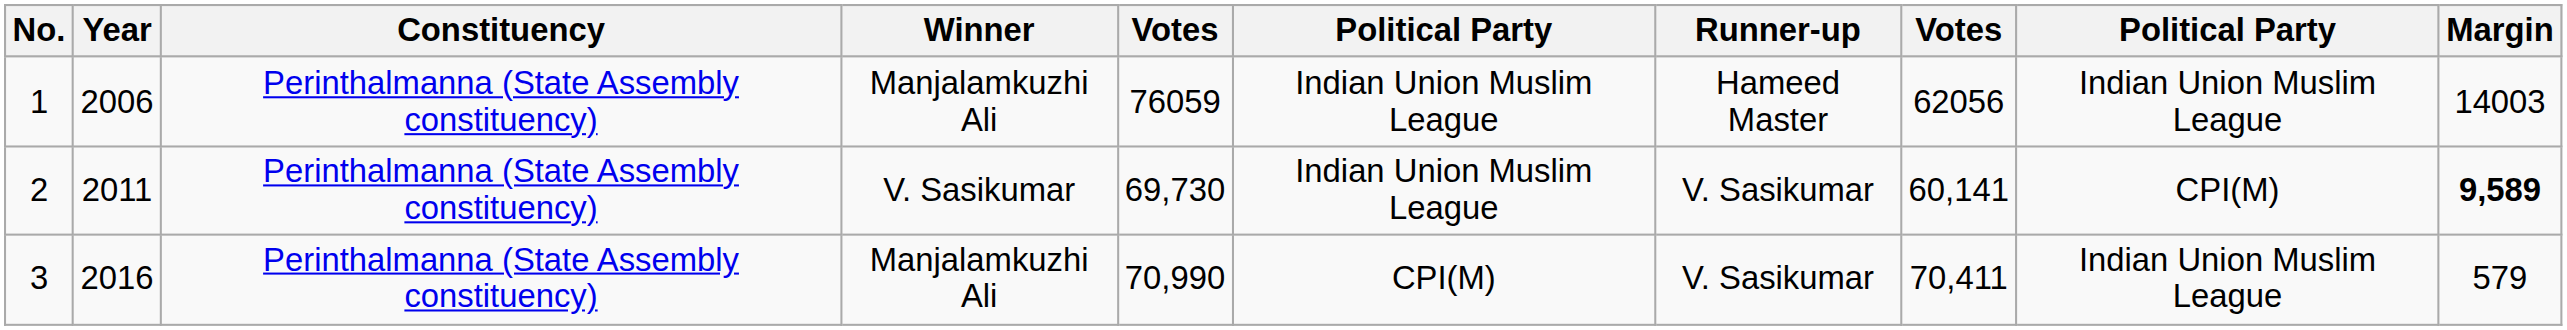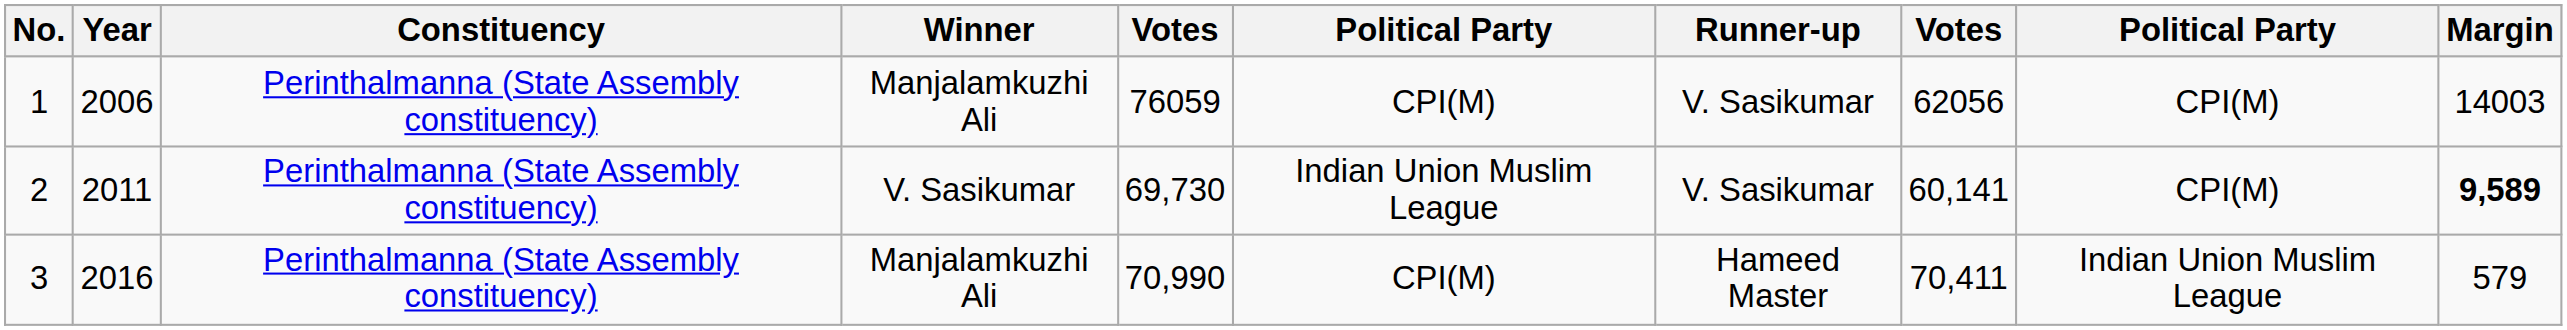(1444, 100) Indian Union Muslim League -> (1444, 100) CPI(M)
(1778, 100) Hameed Master -> (1778, 100) V. Sasikumar
(2228, 100) Indian Union Muslim League -> (2228, 100) CPI(M)
(1778, 278) V. Sasikumar -> (1778, 278) Hameed Master
